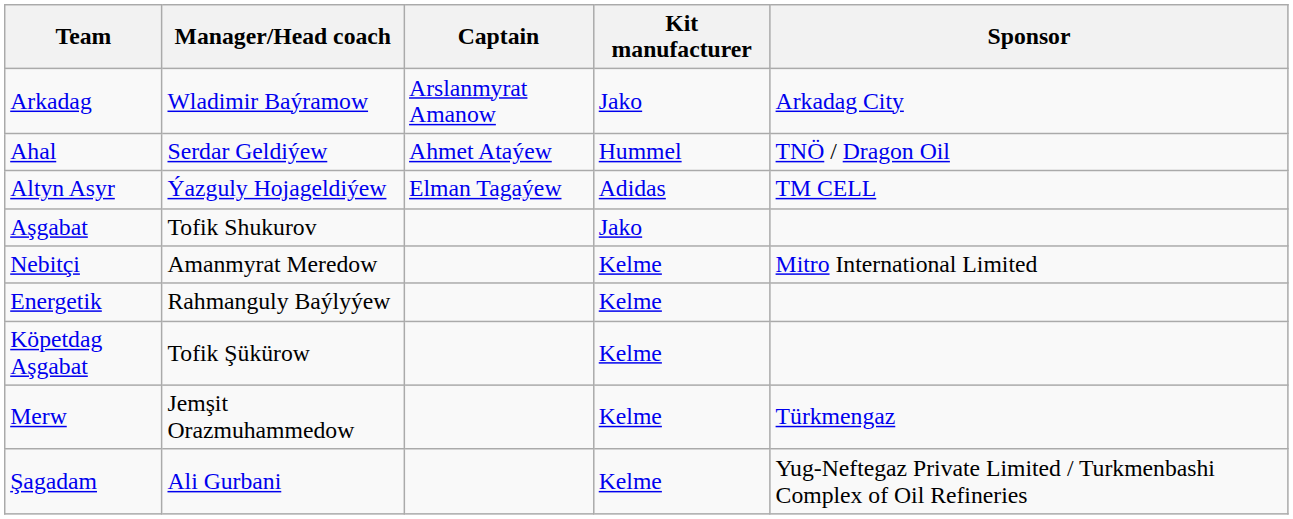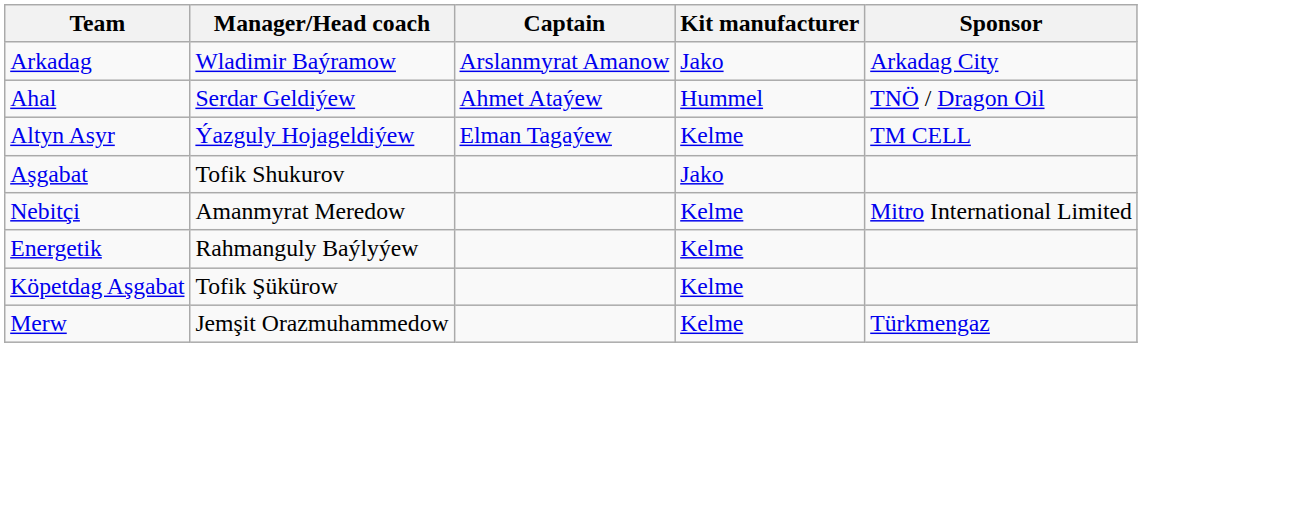(632, 189) Adidas -> (712, 135) Kelme
- row: (54, 481)
